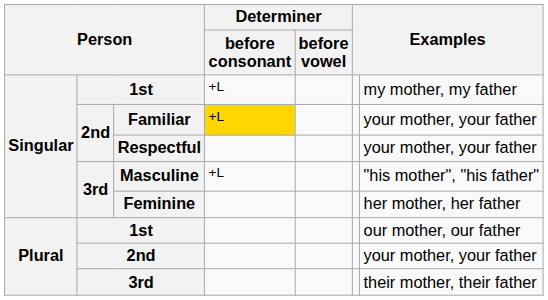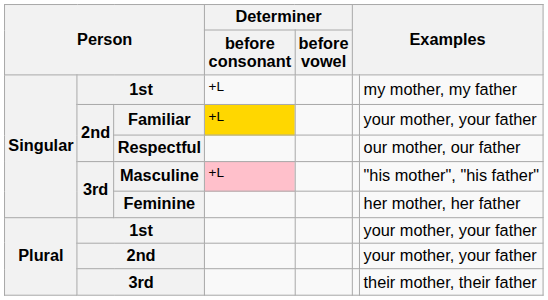(450, 148) your mother, your father -> (442, 148) our mother, our father
(216, 173) no background -> (216, 173) pink background
(442, 230) our mother, our father -> (450, 230) your mother, your father
